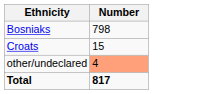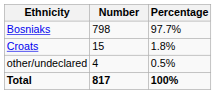+ column: (180, 13)
(95, 64) lightsalmon background -> (95, 64) no background
